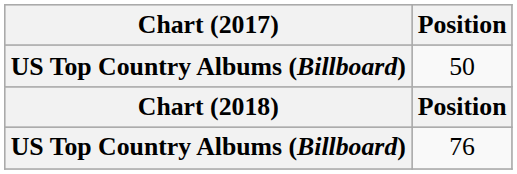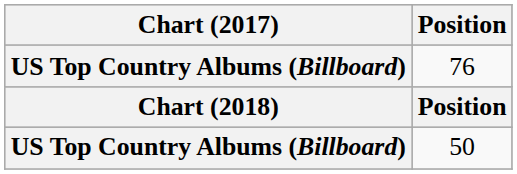rows swapped: (462, 147) <-> (462, 65)
